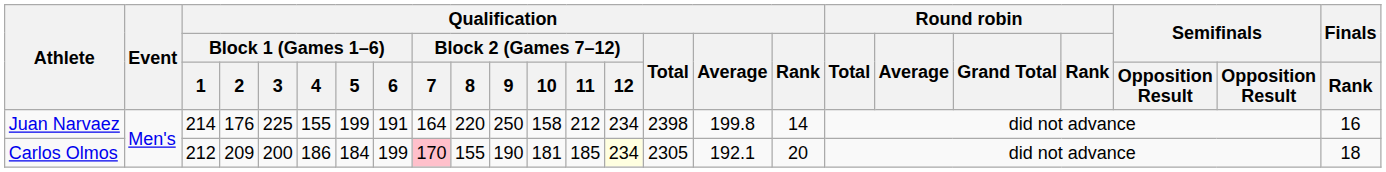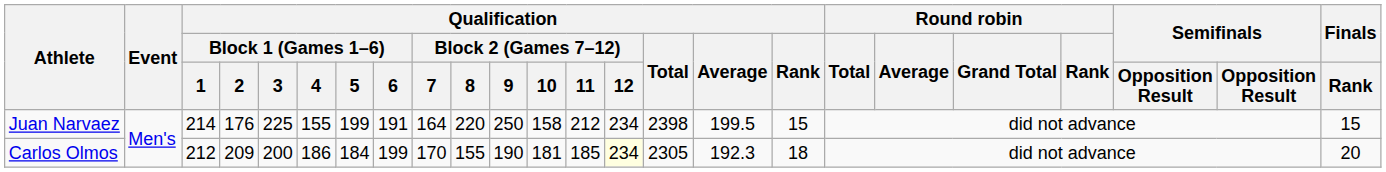(732, 125) 199.8 -> (732, 125) 199.5
(798, 125) 14 -> (798, 125) 15
(1351, 125) 16 -> (1351, 125) 15
(431, 153) pink background -> (431, 153) no background
(732, 153) 192.1 -> (732, 153) 192.3
(798, 153) 20 -> (798, 153) 18
(1351, 153) 18 -> (1351, 153) 20
